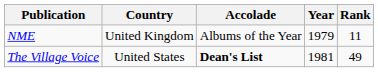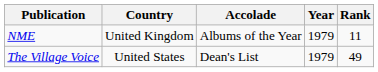(231, 56) bold -> (229, 56) normal
(321, 56) 1981 -> (321, 56) 1979
